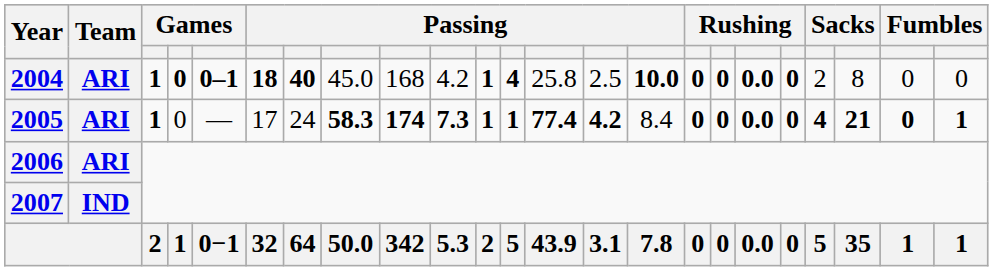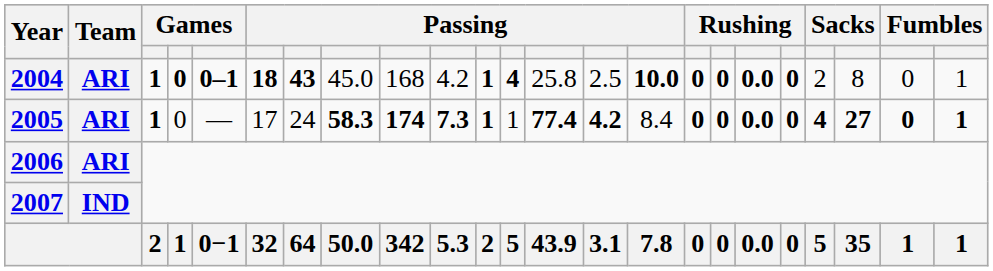(303, 78) 40 -> (303, 78) 43
(961, 78) 0 -> (961, 78) 1
(513, 119) bold -> (513, 119) normal
(858, 119) 21 -> (858, 119) 27
